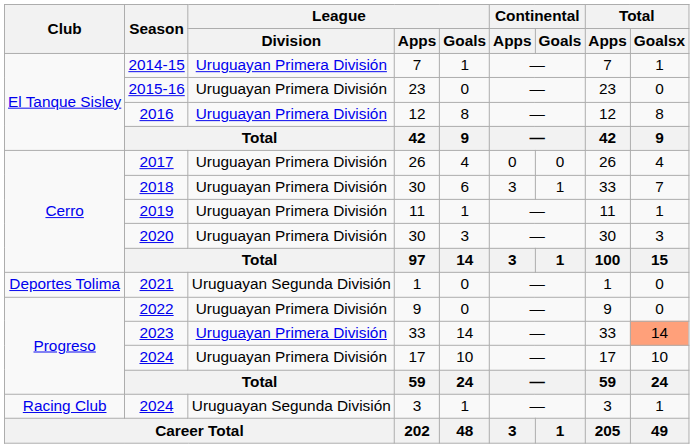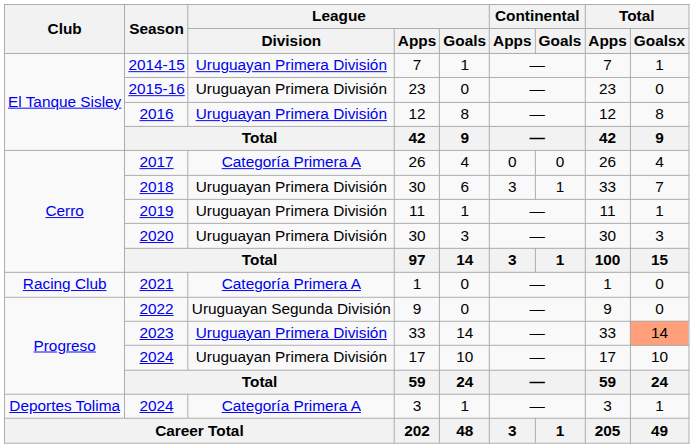(291, 162) Uruguayan Primera División -> (291, 162) Categoría Primera A
(65, 284) Deportes Tolima -> (65, 284) Racing Club
(291, 284) Uruguayan Segunda División -> (291, 284) Categoría Primera A
(291, 308) Uruguayan Primera División -> (291, 308) Uruguayan Segunda División
(65, 406) Racing Club -> (65, 406) Deportes Tolima
(291, 406) Uruguayan Segunda División -> (291, 406) Categoría Primera A
